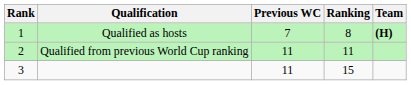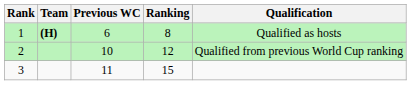columns swapped: (389, 13) <-> (144, 13)
(287, 32) 7 -> (107, 32) 6
(287, 51) 11 -> (107, 51) 10
(348, 51) 11 -> (168, 51) 12
